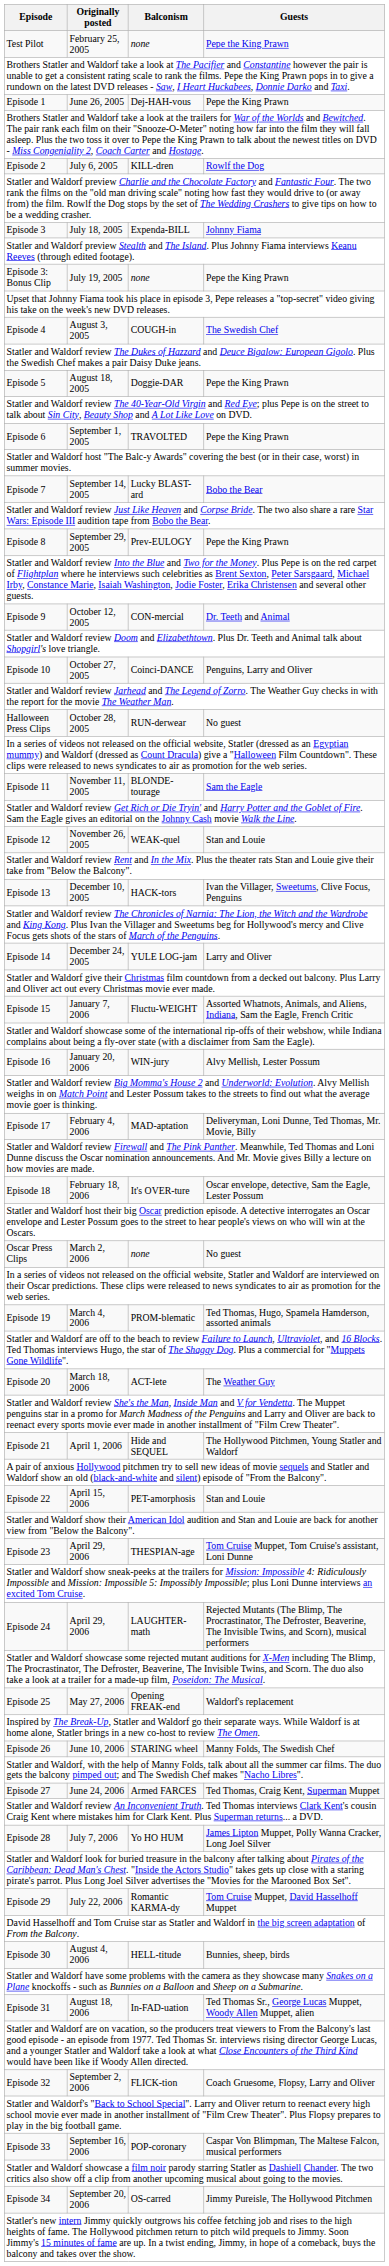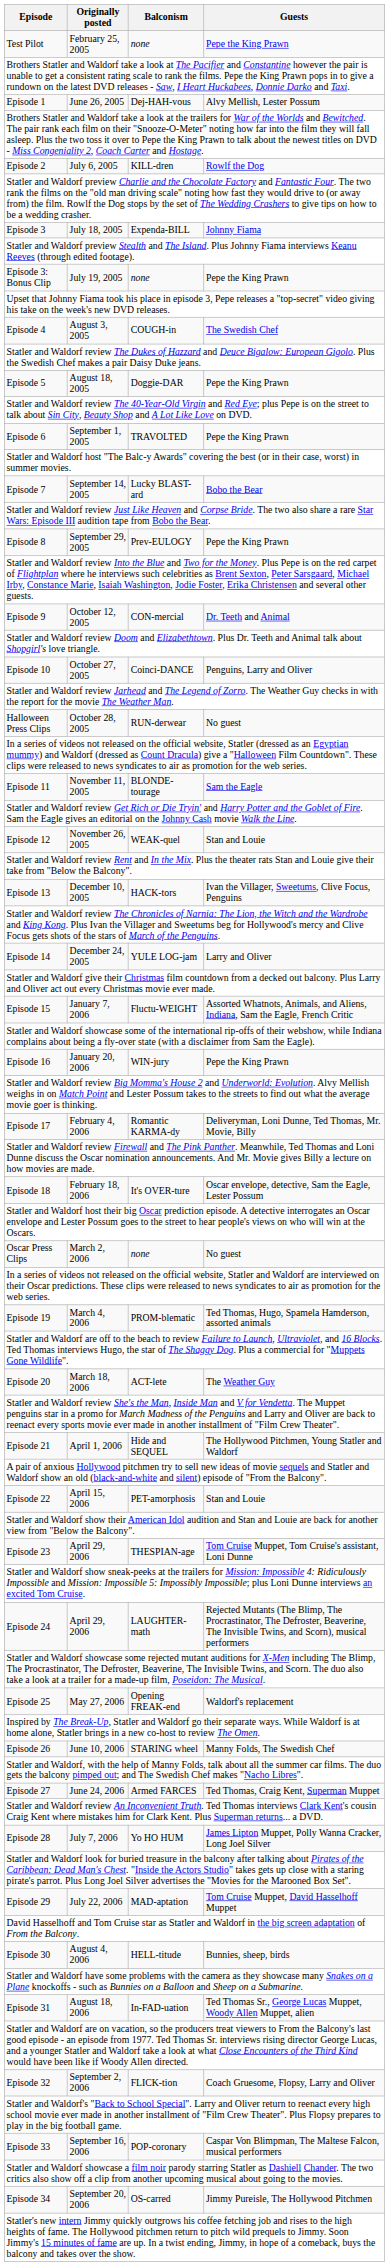(247, 102) Pepe the King Prawn -> (263, 102) Alvy Mellish, Lester Possum
(263, 1062) Alvy Mellish, Lester Possum -> (247, 1062) Pepe the King Prawn
(159, 1126) MAD-aptation -> (155, 1126) Romantic KARMA-dy
(155, 1902) Romantic KARMA-dy -> (159, 1902) MAD-aptation
